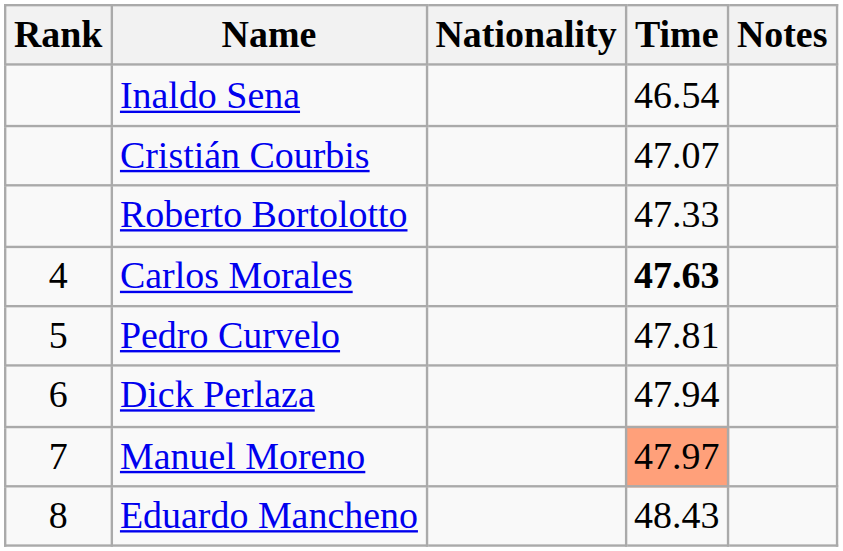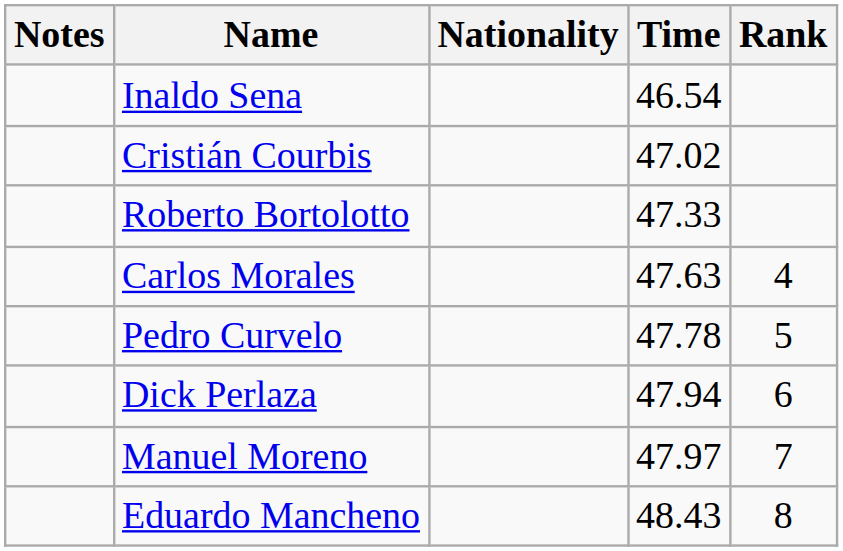columns swapped: (58, 34) <-> (782, 34)
(677, 154) 47.07 -> (679, 154) 47.02
(677, 275) bold -> (679, 275) normal
(677, 335) 47.81 -> (679, 335) 47.78
(677, 455) lightsalmon background -> (679, 455) no background
